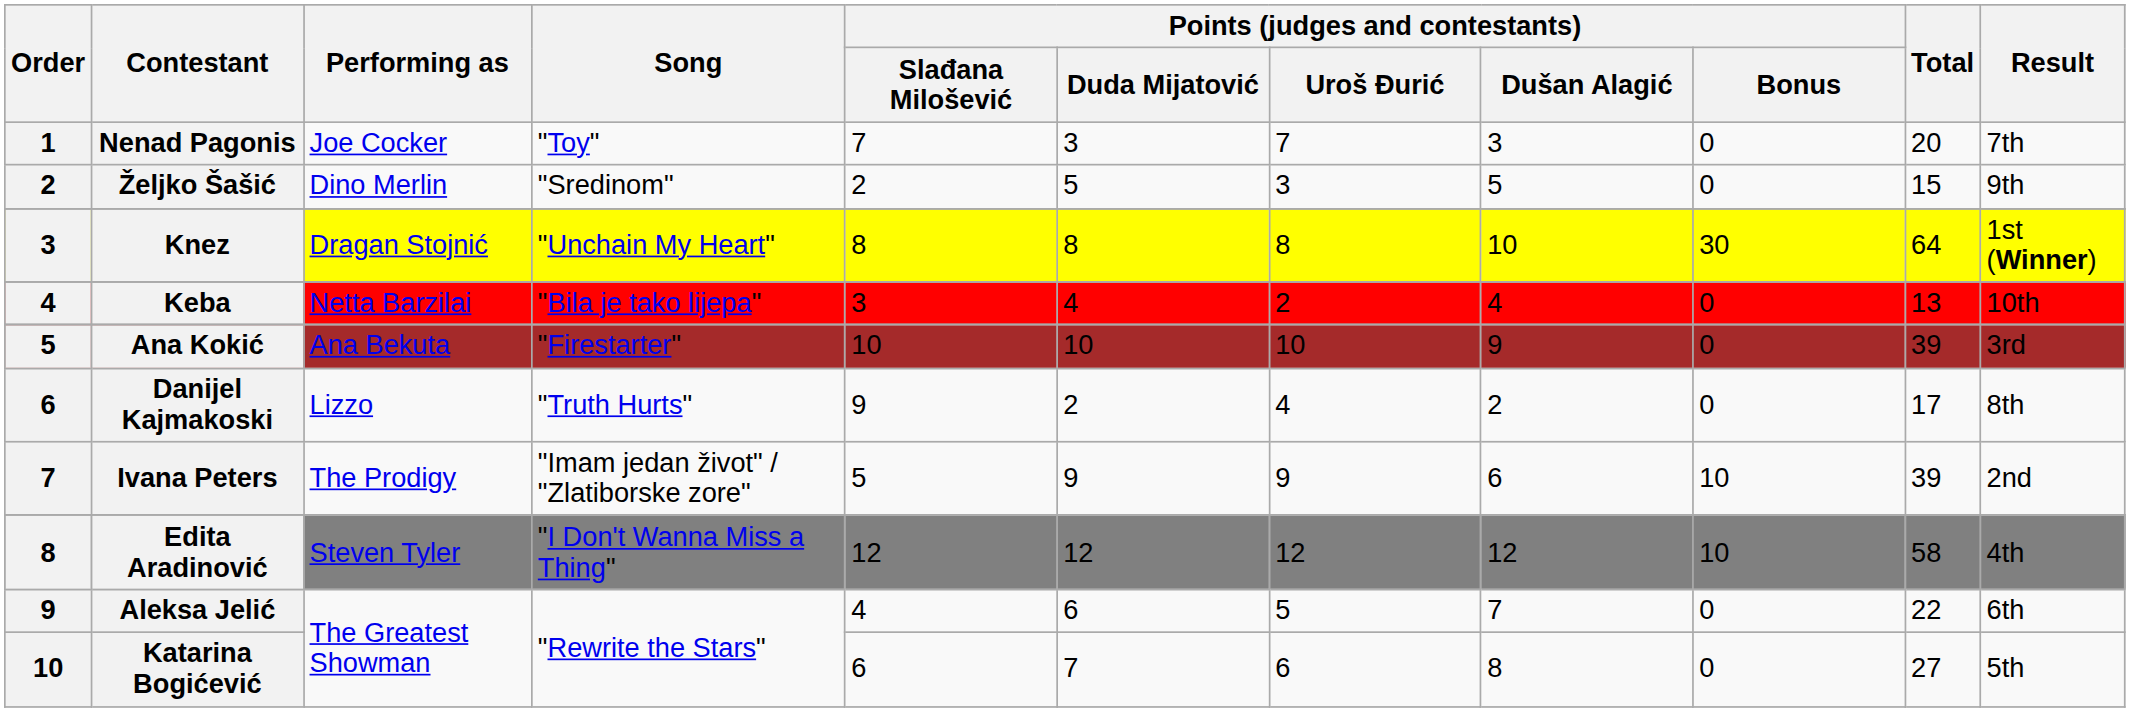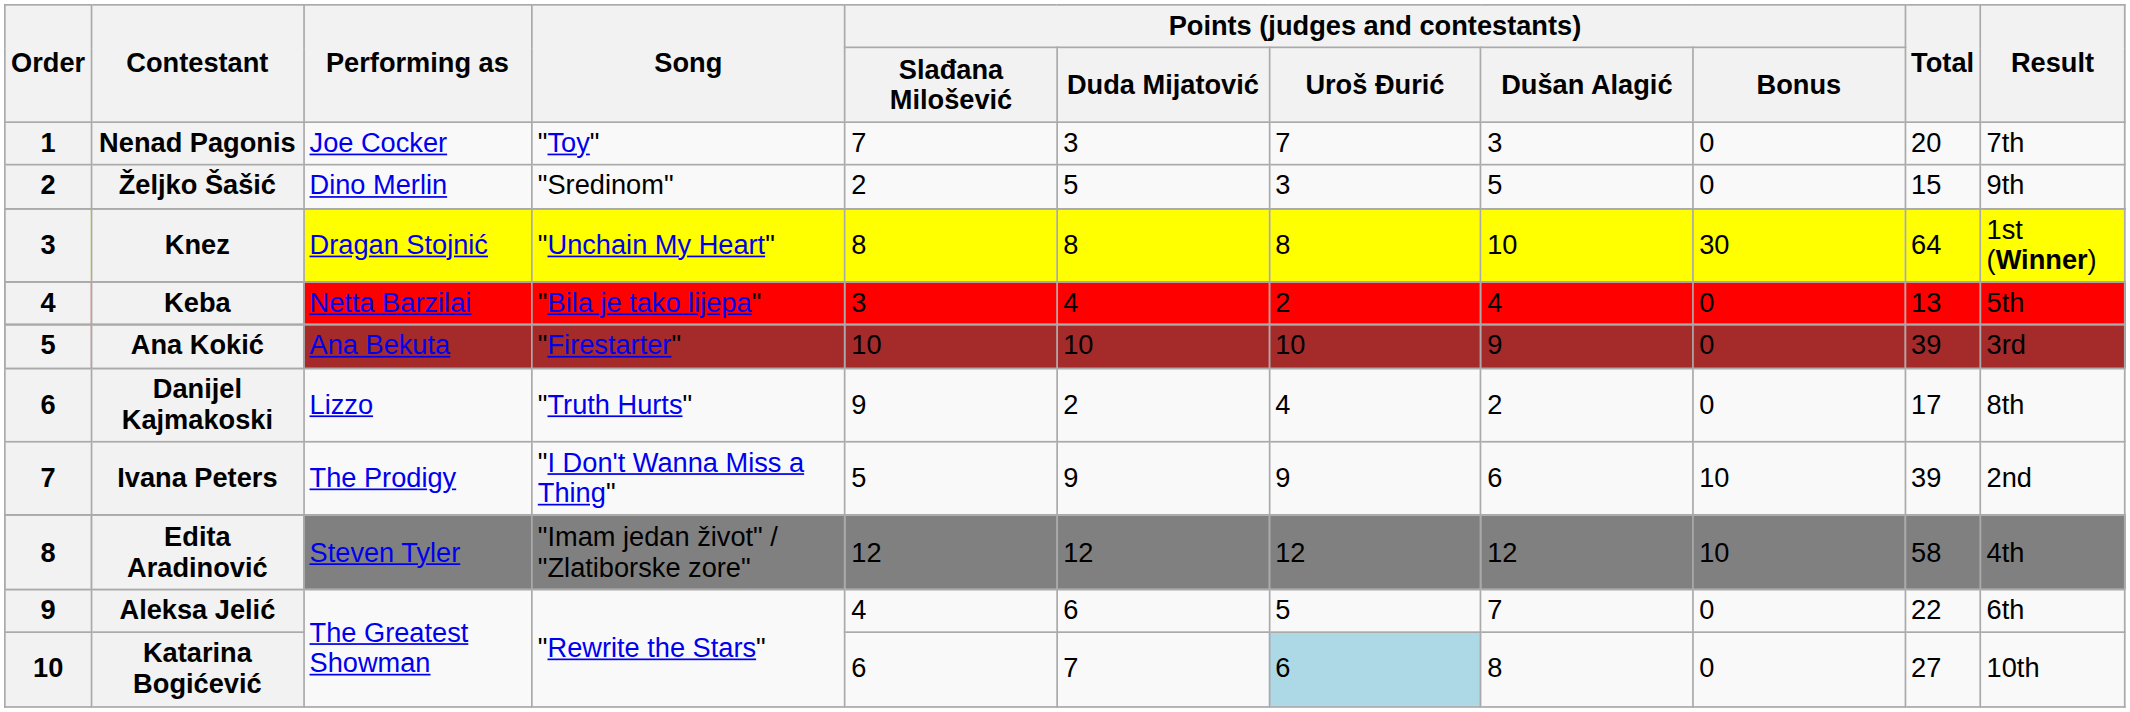(2013, 302) 10th -> (2006, 302) 5th
(658, 478) "Imam jedan život" / "Zlatiborske zore" -> (671, 478) "I Don't Wanna Miss a Thing"
(671, 552) "I Don't Wanna Miss a Thing" -> (658, 552) "Imam jedan život" / "Zlatiborske zore"
(1283, 668) no background -> (1283, 668) lightblue background
(2006, 668) 5th -> (2013, 668) 10th
